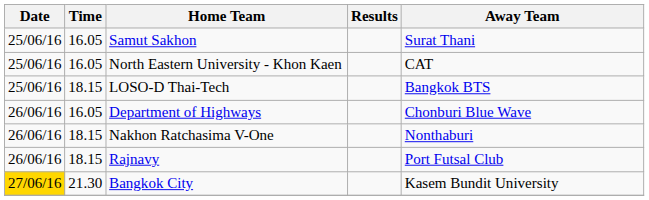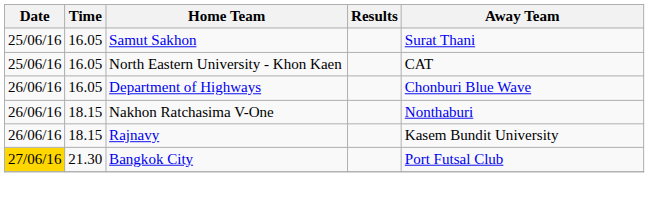- row: (169, 87)
(454, 159) Port Futsal Club -> (482, 135) Kasem Bundit University
(482, 183) Kasem Bundit University -> (454, 159) Port Futsal Club
